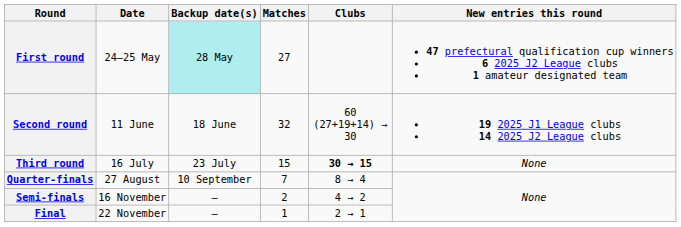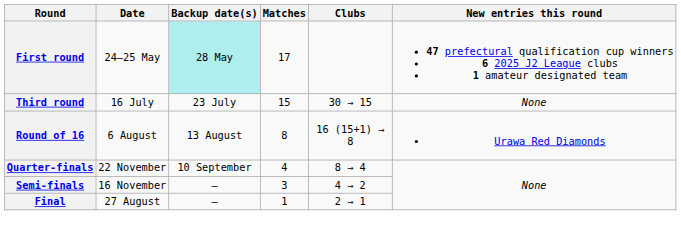(284, 58) 27 -> (284, 58) 17
- row: (50, 124)
(350, 163) bold -> (350, 102) normal
+ row: (50, 135)
(132, 180) 27 August -> (132, 168) 22 November
(284, 180) 7 -> (284, 168) 4
(284, 197) 2 -> (284, 185) 3
(132, 214) 22 November -> (132, 202) 27 August
